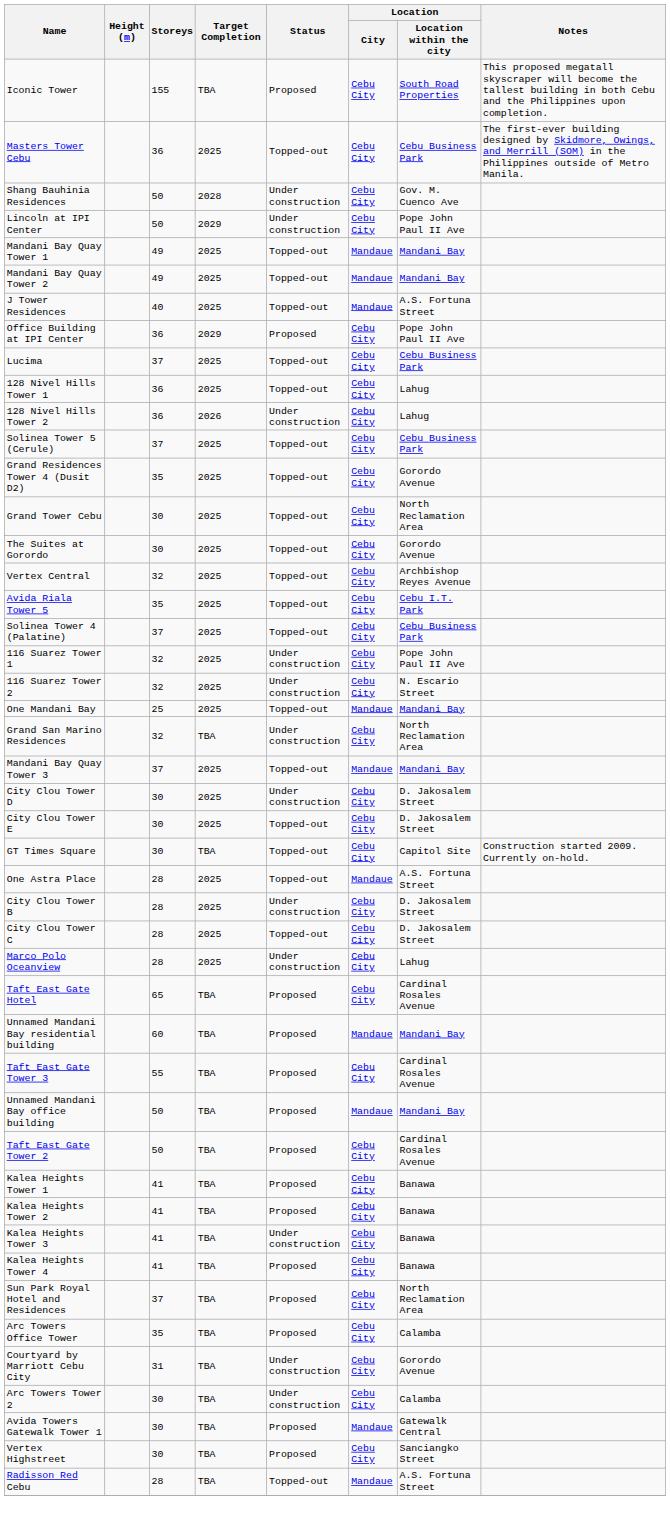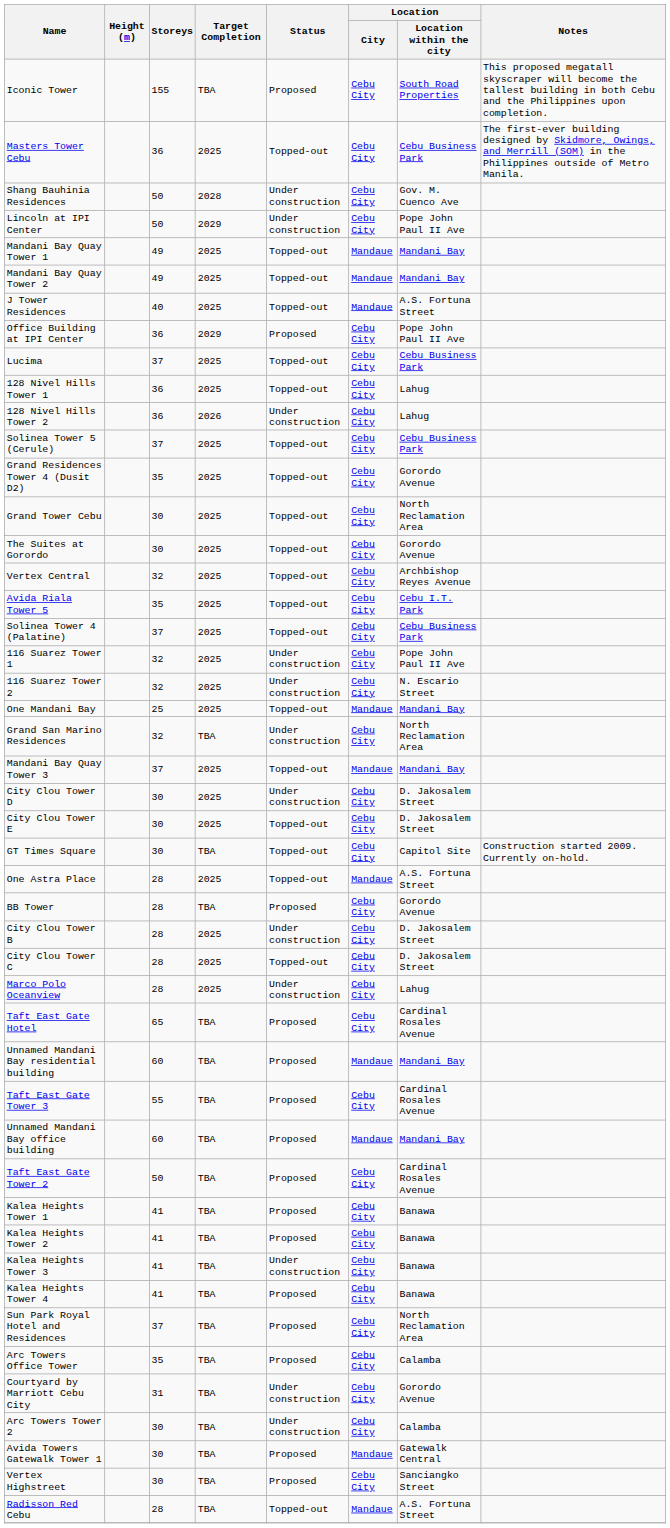+ row: (30, 907)
(157, 1112) 50 -> (157, 1139) 60
